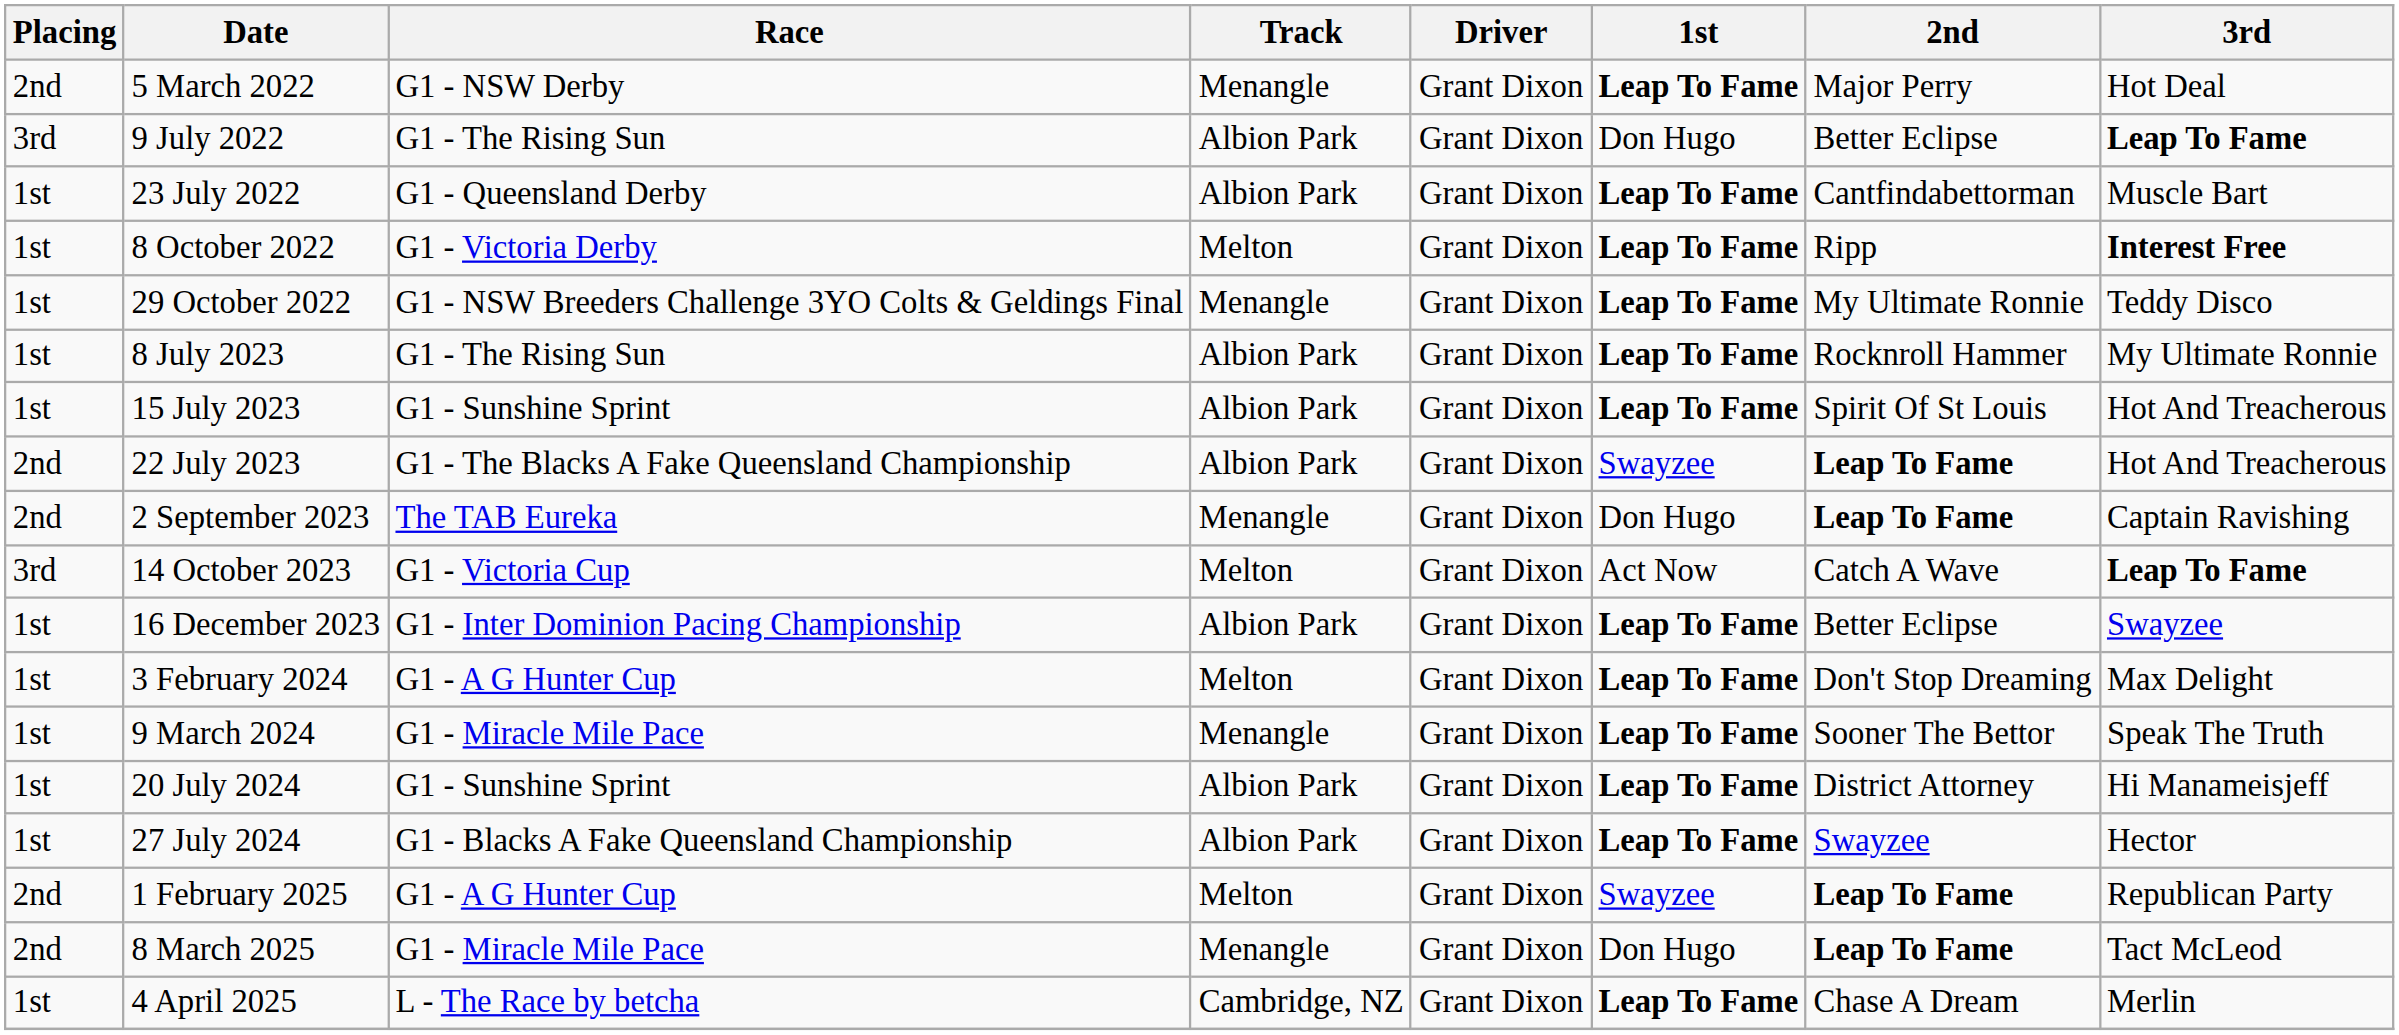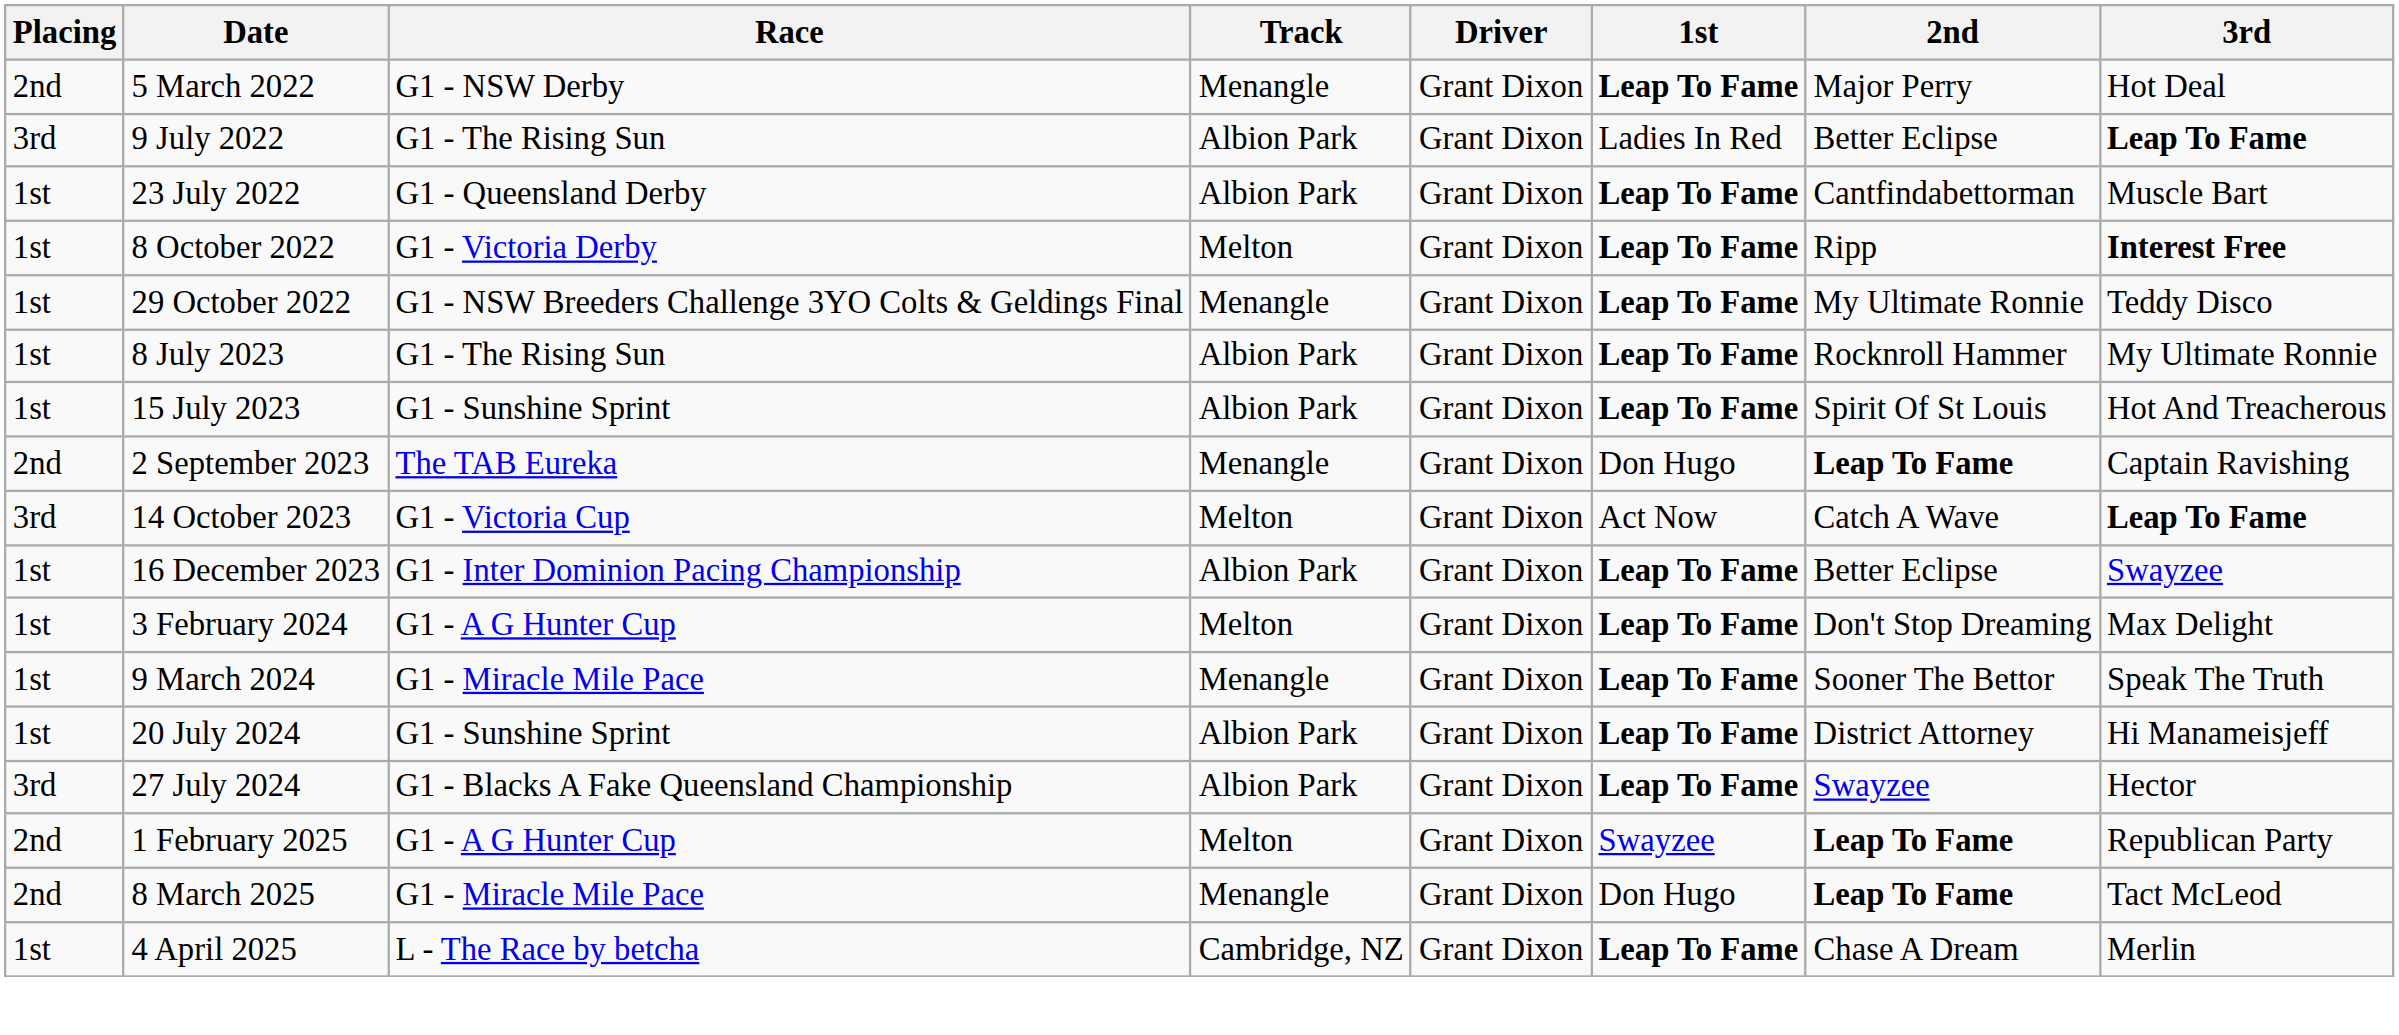(1667, 139) Don Hugo -> (1690, 139) Ladies In Red
- row: (216, 463)
(32, 840) 1st -> (35, 786) 3rd
